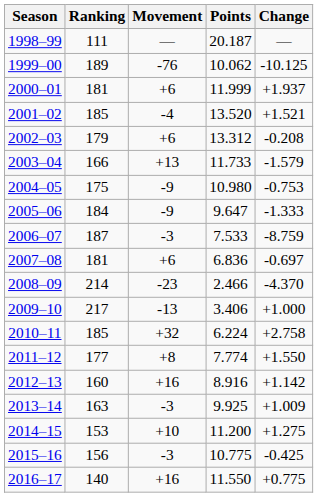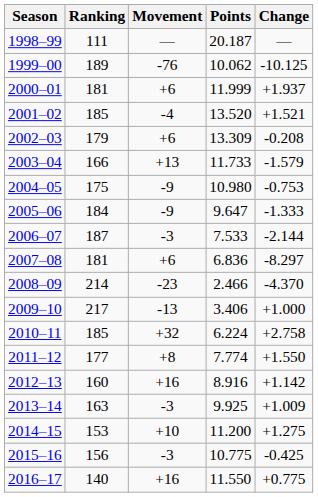(230, 138) 13.312 -> (230, 138) 13.309
(284, 235) -8.759 -> (284, 235) -2.144
(284, 260) -0.697 -> (284, 260) -8.297
